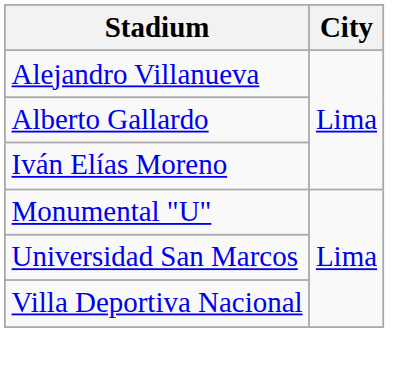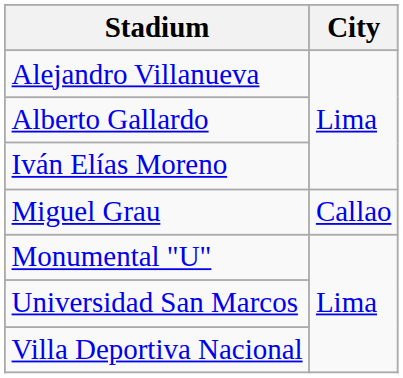+ row: (86, 211)
